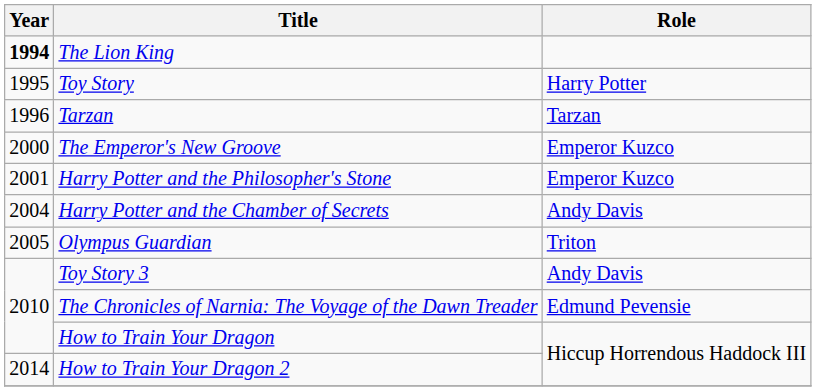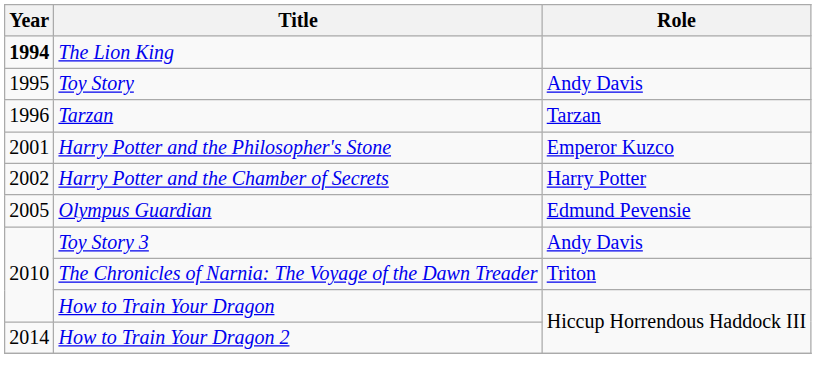(596, 83) Harry Potter -> (595, 83) Andy Davis
- row: (170, 147)
(29, 210) 2004 -> (29, 178) 2002
(595, 210) Andy Davis -> (596, 178) Harry Potter
(571, 242) Triton -> (619, 210) Edmund Pevensie
(619, 305) Edmund Pevensie -> (571, 274) Triton
